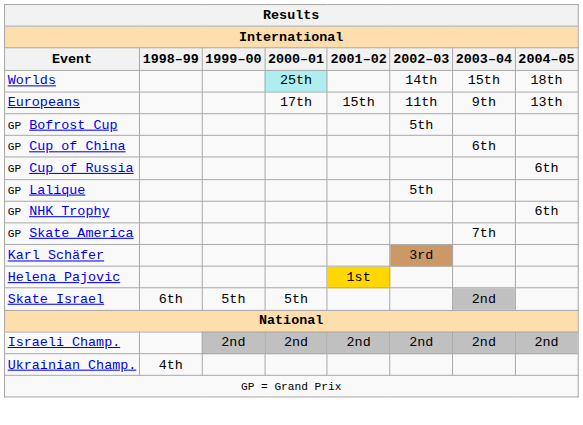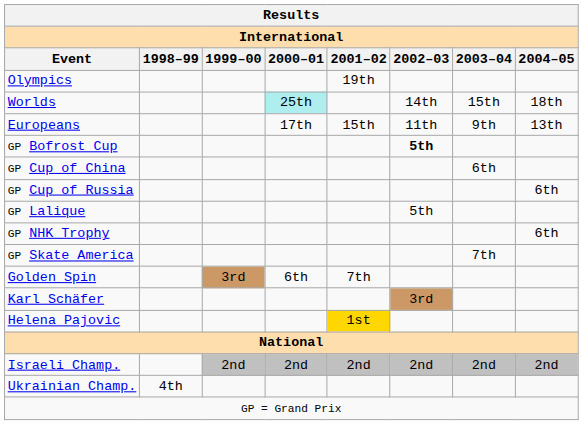+ row: (40, 81)
(421, 125) normal -> (421, 146) bold
+ row: (52, 277)
- row: (56, 299)
